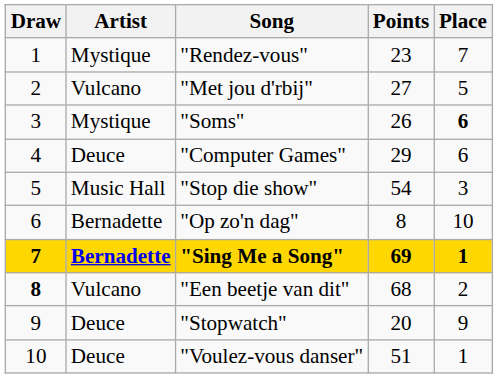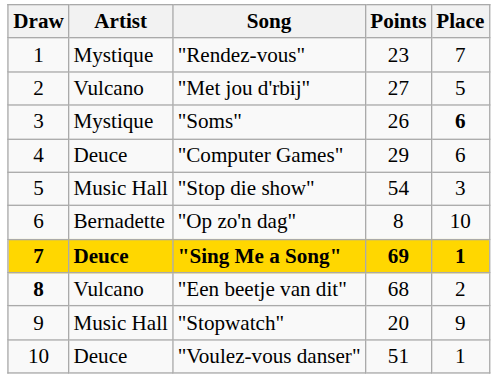(121, 255) Bernadette -> (101, 255) Deuce
(98, 322) Deuce -> (121, 322) Music Hall
